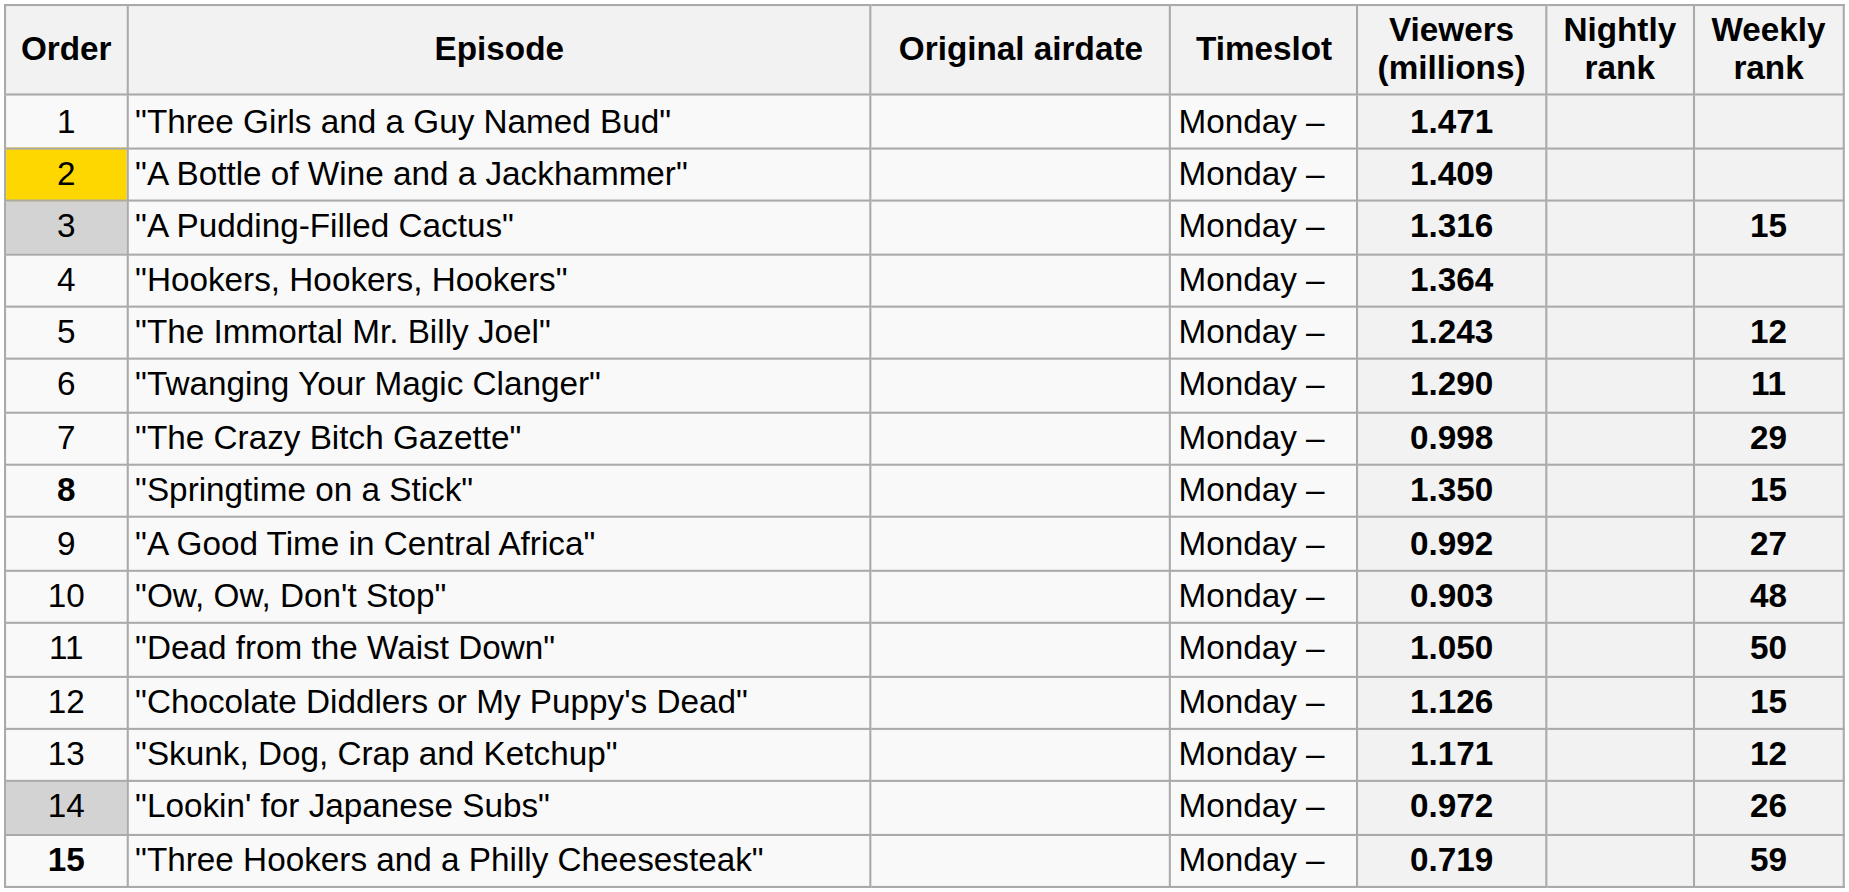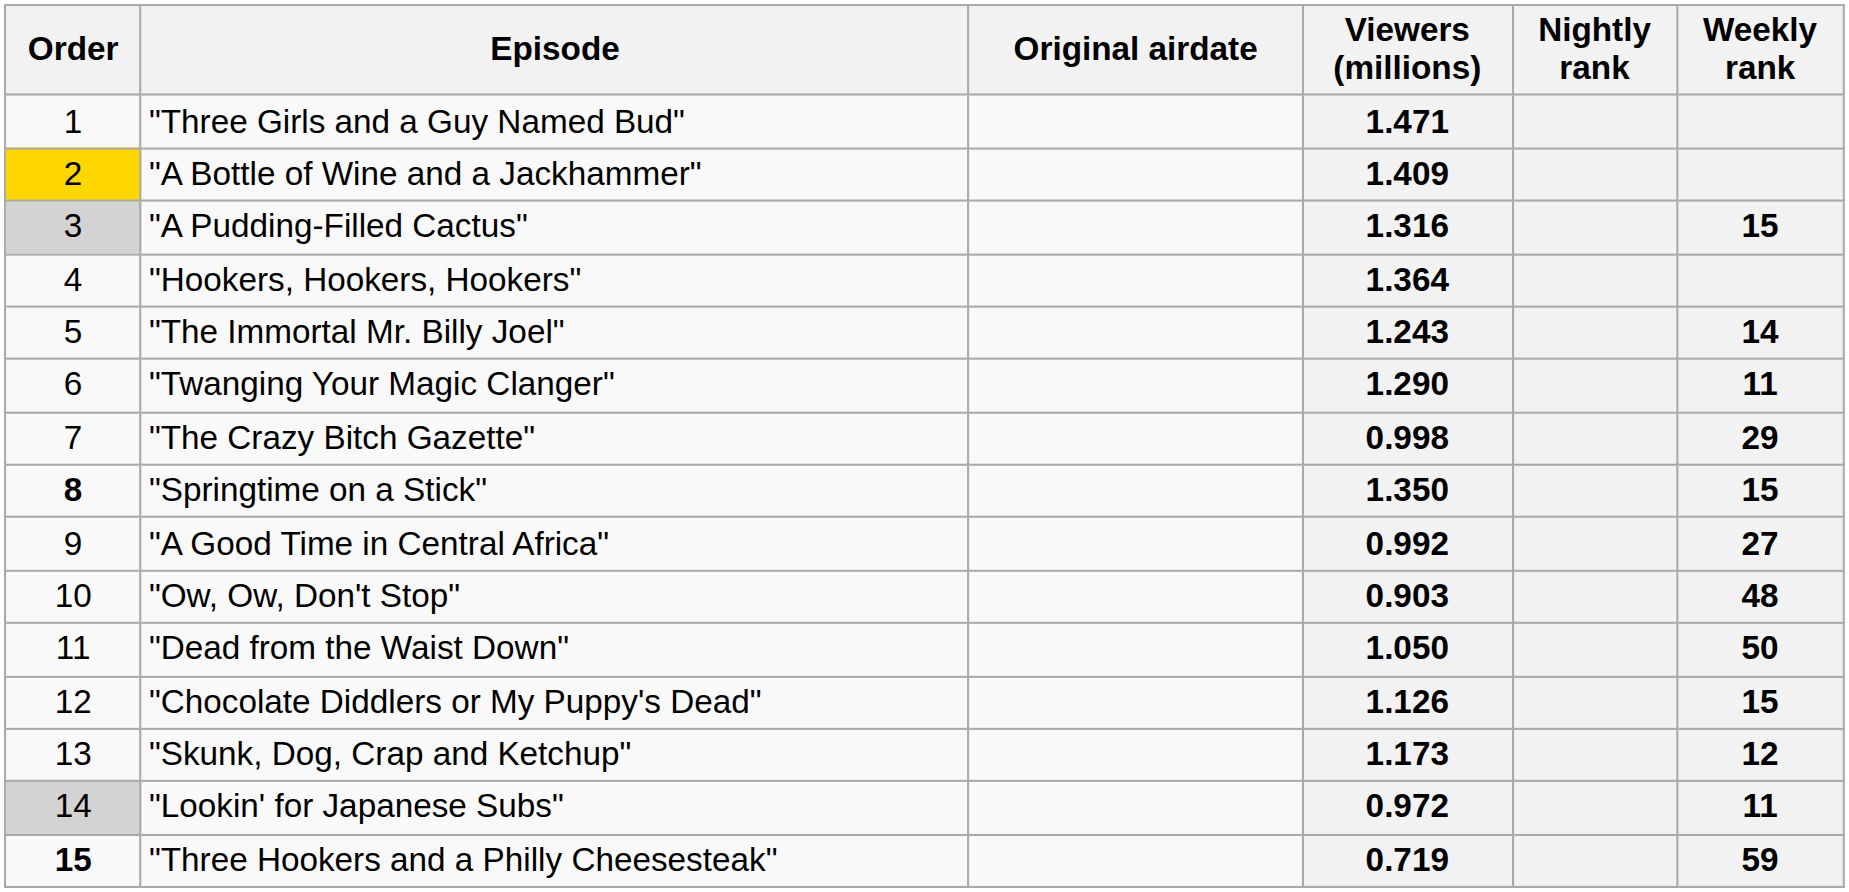- column: (1264, 49)
(1769, 332) 12 -> (1760, 332) 14
(1452, 754) 1.171 -> (1407, 754) 1.173
(1769, 807) 26 -> (1760, 807) 11
